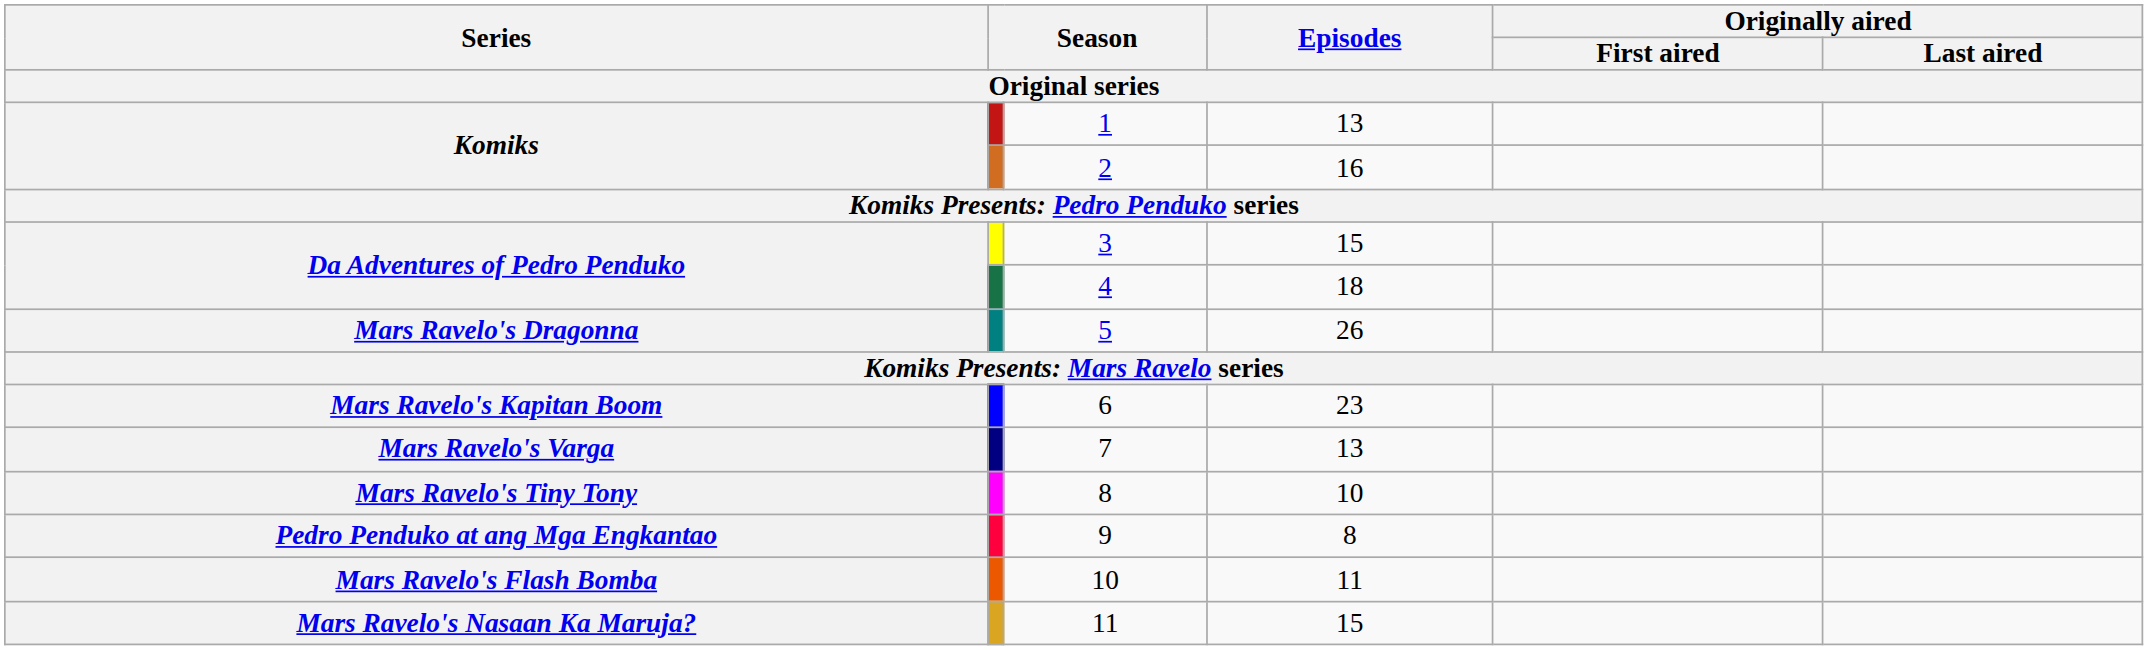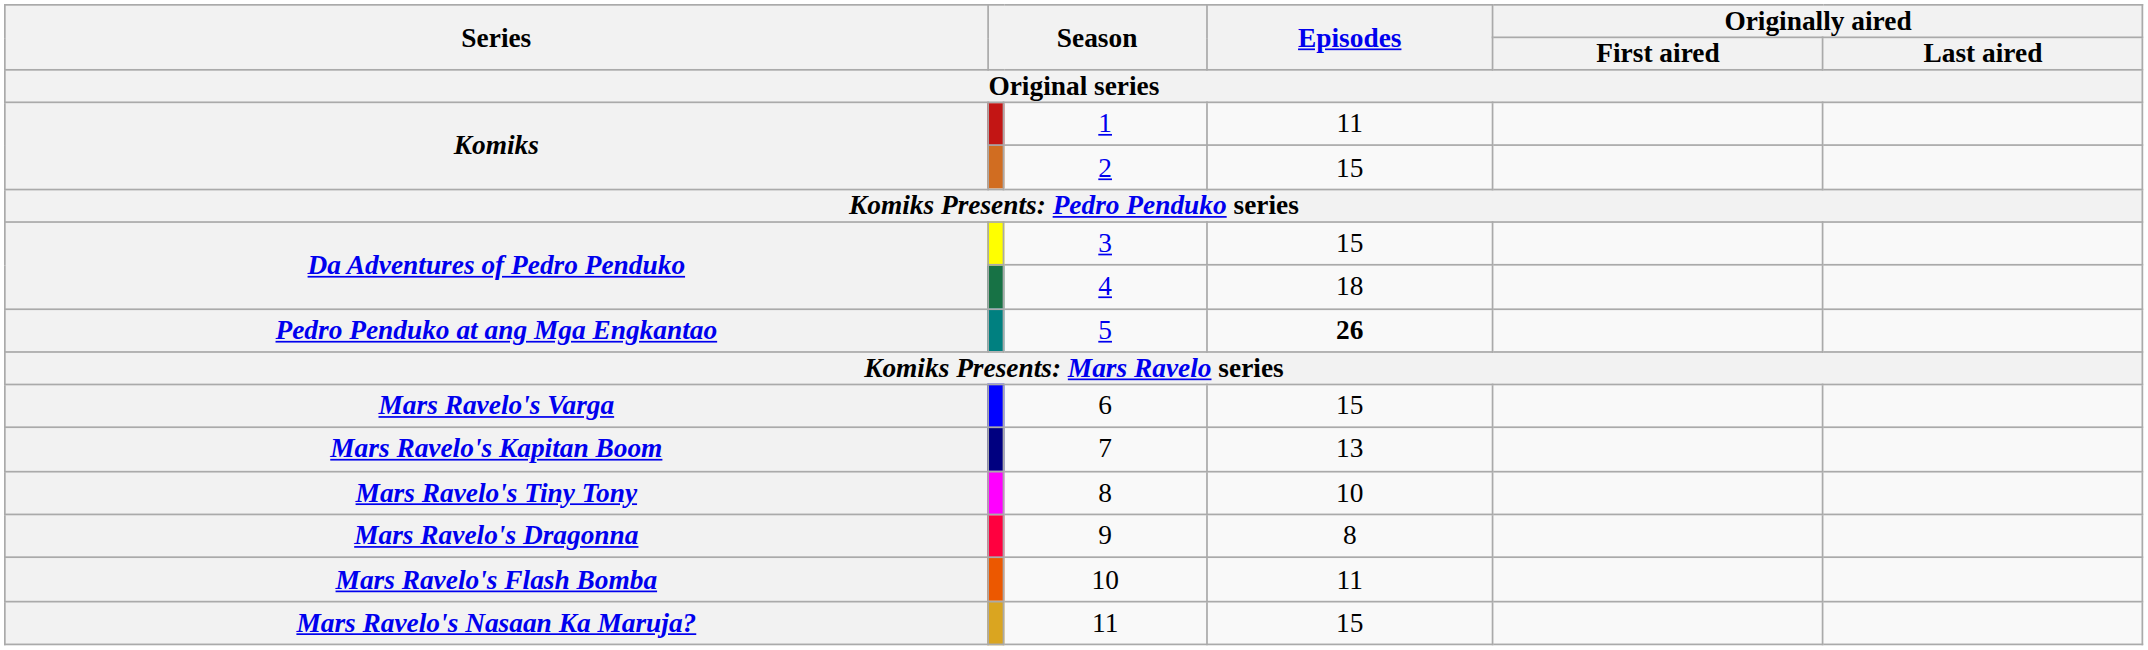(1350, 123) 13 -> (1350, 123) 11
(1350, 167) 16 -> (1350, 167) 15
(496, 329) Mars Ravelo's Dragonna -> (496, 329) Pedro Penduko at ang Mga Engkantao
(1350, 329) normal -> (1350, 329) bold
(496, 405) Mars Ravelo's Kapitan Boom -> (496, 405) Mars Ravelo's Varga
(1350, 405) 23 -> (1350, 405) 15
(496, 448) Mars Ravelo's Varga -> (496, 448) Mars Ravelo's Kapitan Boom
(496, 535) Pedro Penduko at ang Mga Engkantao -> (496, 535) Mars Ravelo's Dragonna
